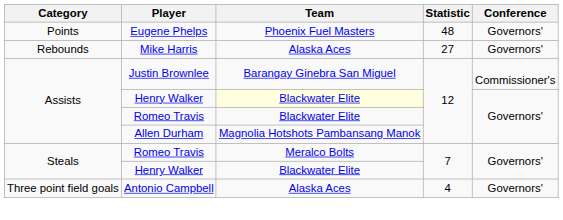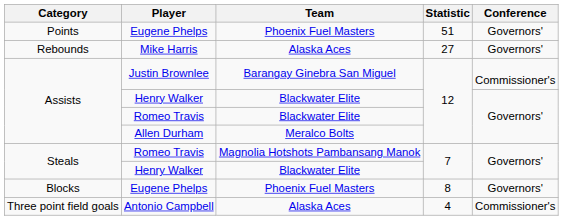(448, 31) 48 -> (448, 31) 51
(320, 98) lightyellow background -> (320, 98) no background
(320, 134) Magnolia Hotshots Pambansang Manok -> (320, 134) Meralco Bolts
(320, 152) Meralco Bolts -> (320, 152) Magnolia Hotshots Pambansang Manok
+ row: (63, 188)
(515, 188) Governors' -> (515, 206) Commissioner's
